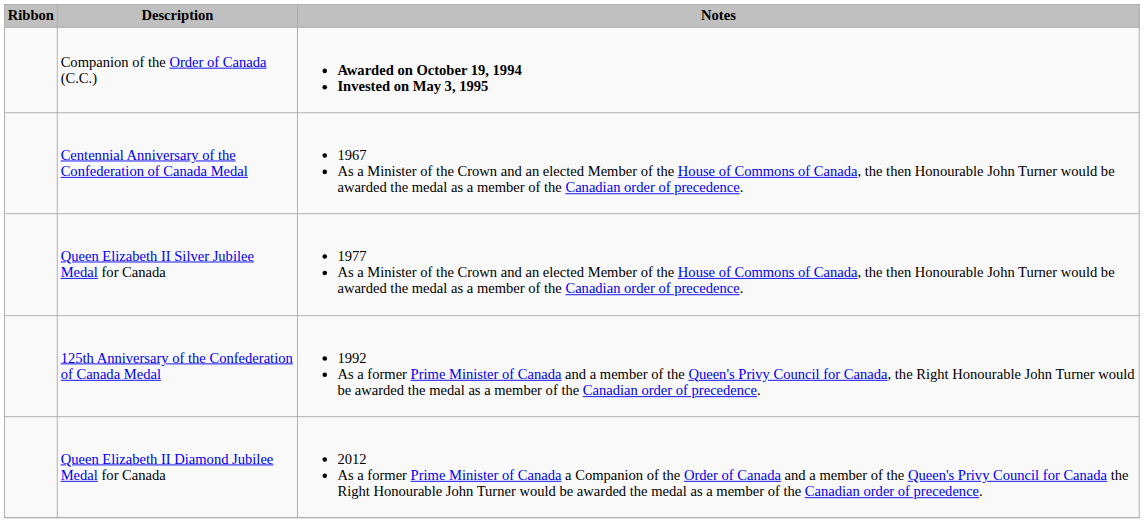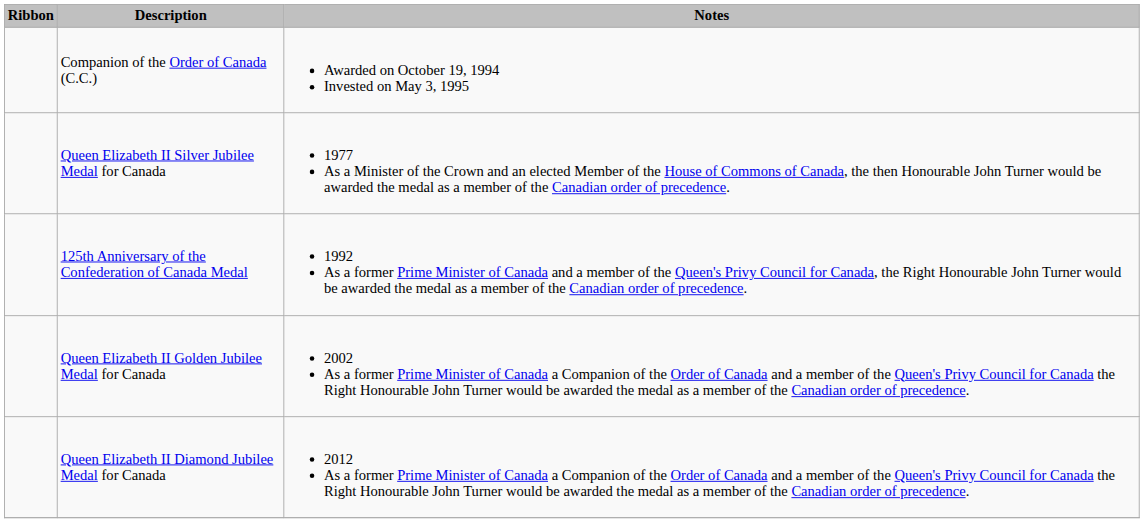(718, 78) bold -> (712, 78) normal
- row: (154, 163)
+ row: (161, 365)
